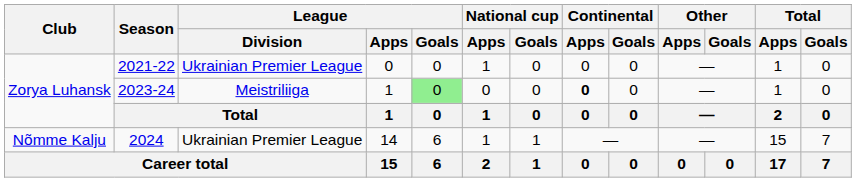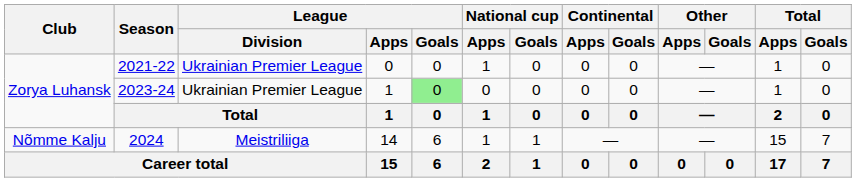(272, 90) Meistriliiga -> (272, 90) Ukrainian Premier League
(585, 90) bold -> (585, 90) normal
(272, 139) Ukrainian Premier League -> (272, 139) Meistriliiga
